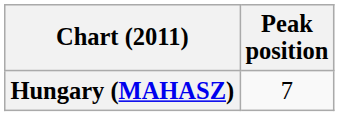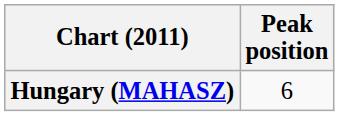(287, 90) 7 -> (287, 90) 6
